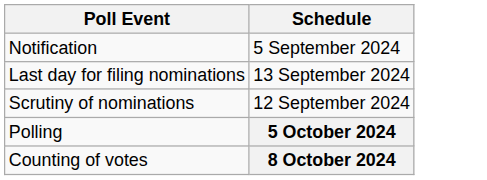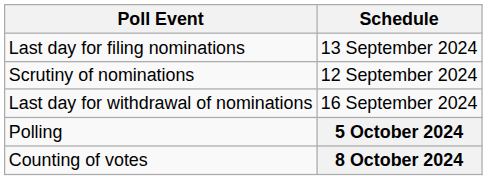- row: (53, 47)
+ row: (161, 104)
